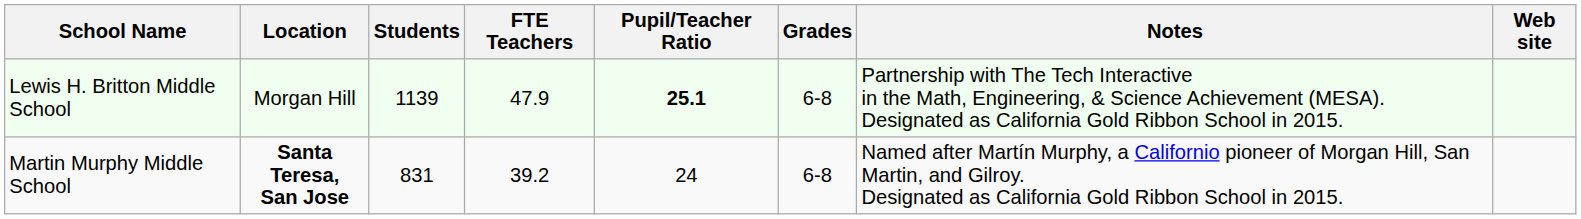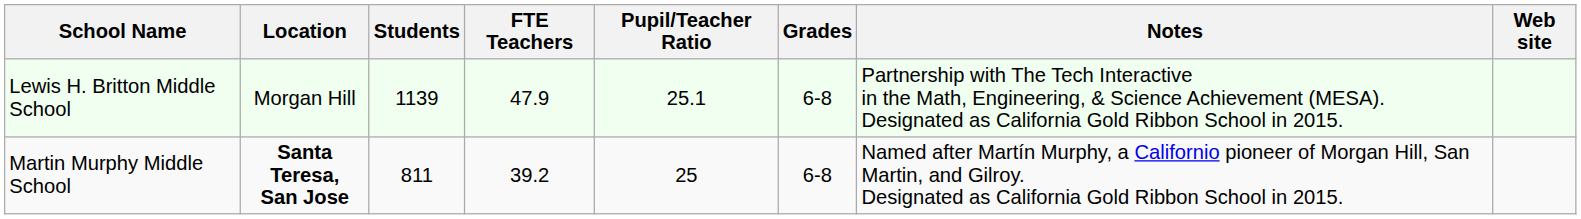(686, 97) bold -> (686, 97) normal
(417, 175) 831 -> (417, 175) 811
(686, 175) 24 -> (686, 175) 25
